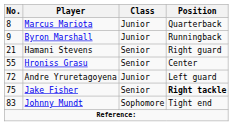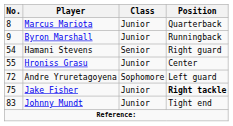(11, 50) 21 -> (11, 50) 54
(135, 63) Senior -> (135, 63) Junior
(135, 77) Junior -> (143, 77) Sophomore
(135, 90) Senior -> (135, 90) Junior
(143, 103) Sophomore -> (135, 103) Junior
